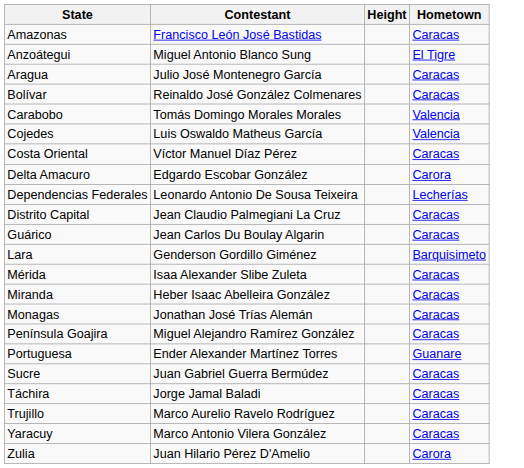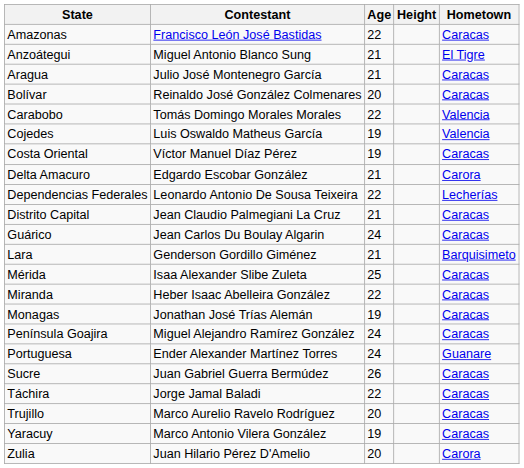+ column: (379, 15)
